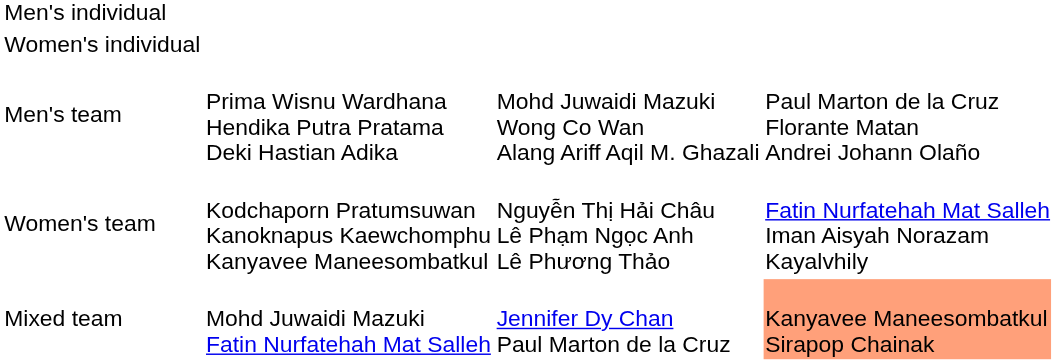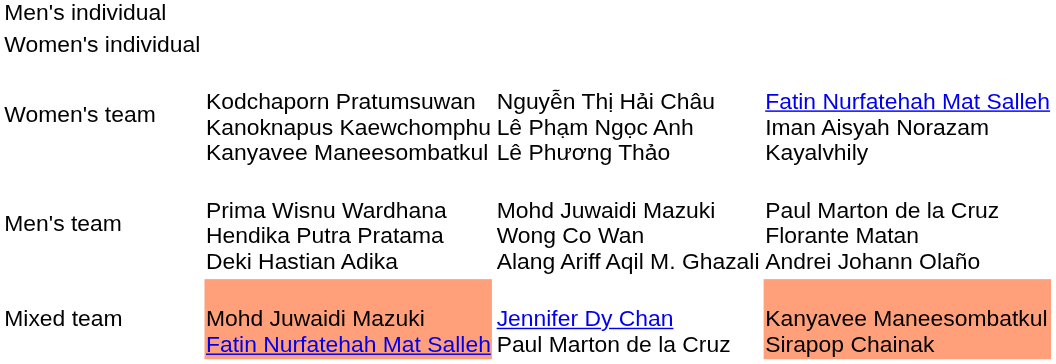rows swapped: (63, 114) <-> (80, 223)
(348, 331) no background -> (348, 331) lightsalmon background
